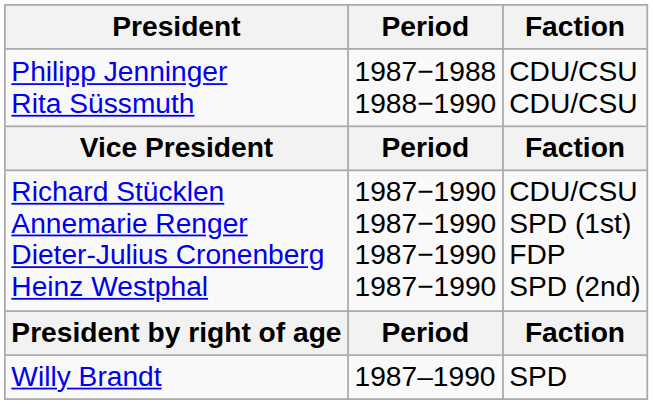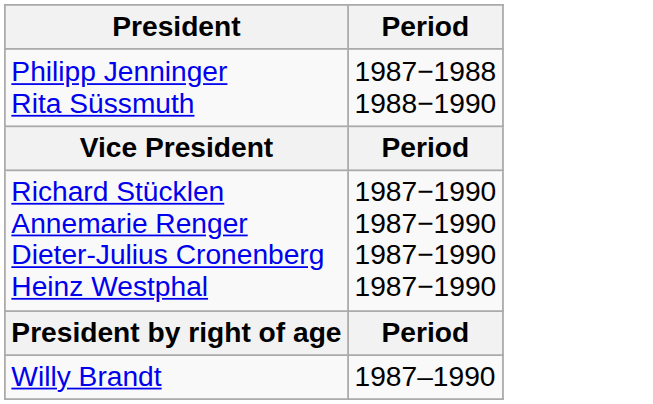- column: (575, 26)
